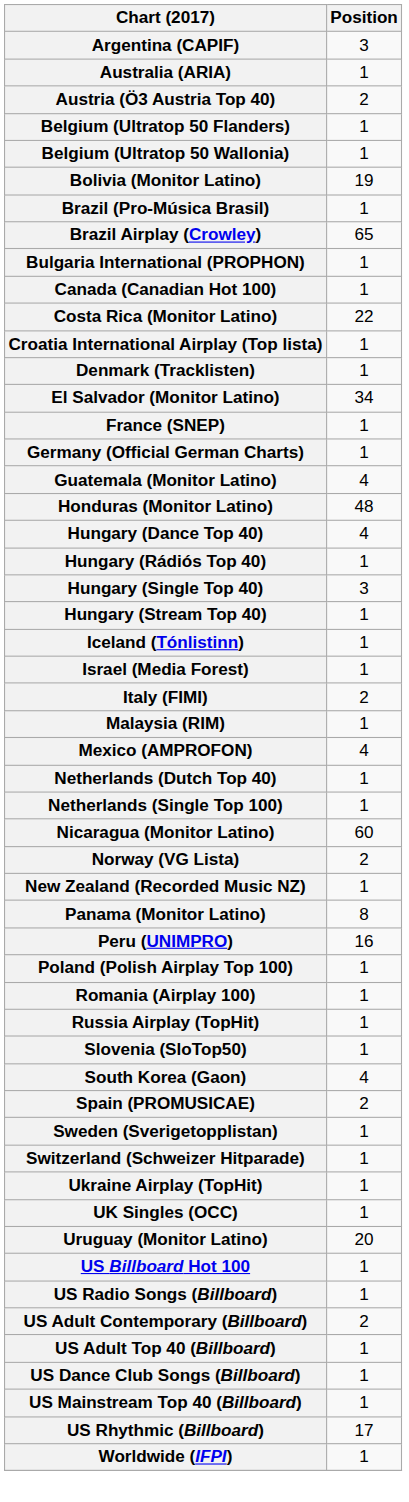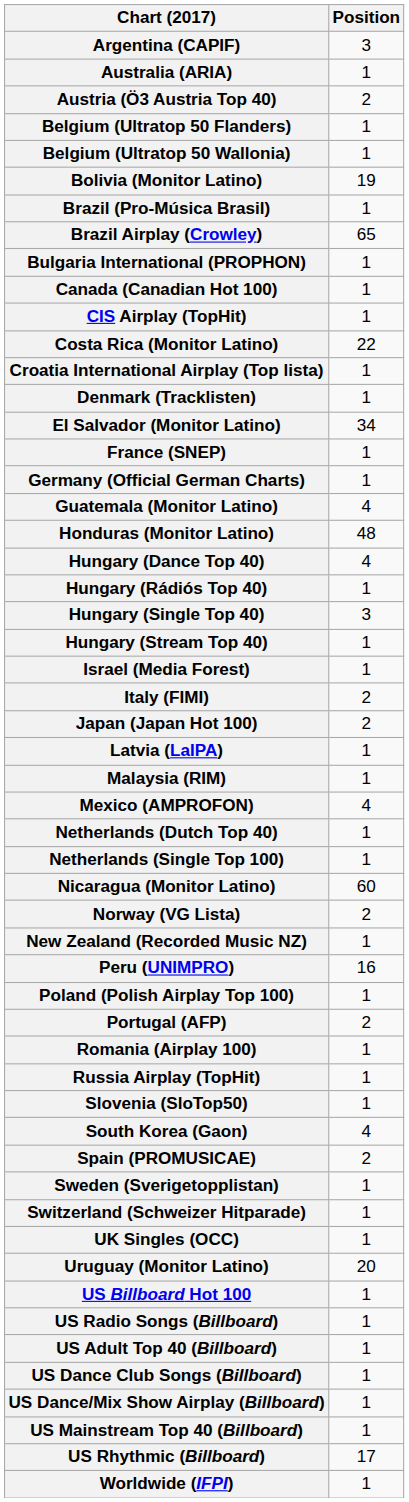+ row: (167, 316)
- row: (165, 642)
+ row: (167, 724)
+ row: (167, 751)
- row: (165, 914)
+ row: (167, 1022)
- row: (165, 1185)
- row: (165, 1321)
+ row: (167, 1402)
